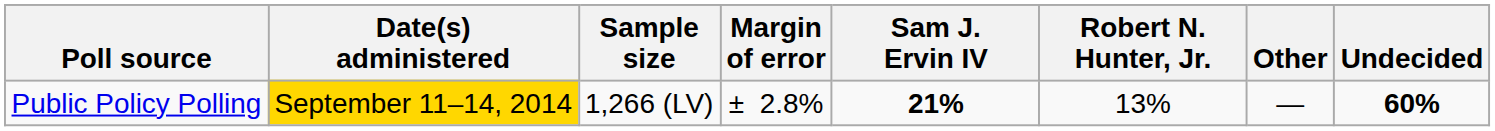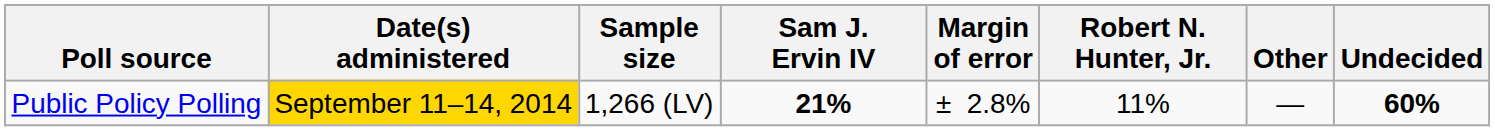columns swapped: (776, 43) <-> (936, 43)
(1143, 103) 13% -> (1143, 103) 11%
